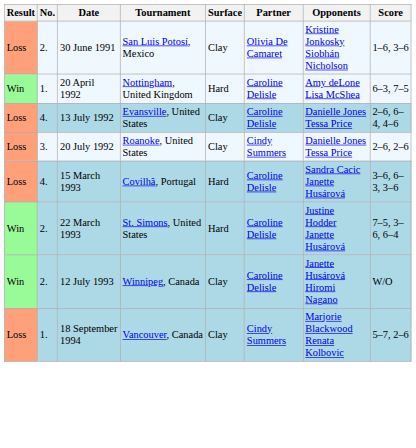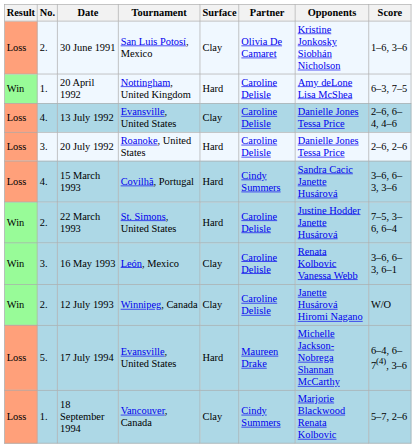(218, 146) Clay -> (213, 146) Hard
(266, 146) Cindy Summers -> (259, 146) Caroline Delisle
(265, 181) Caroline Delisle -> (261, 181) Cindy Summers
+ row: (88, 263)
+ row: (87, 357)
